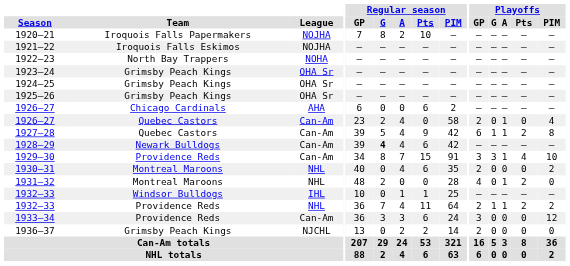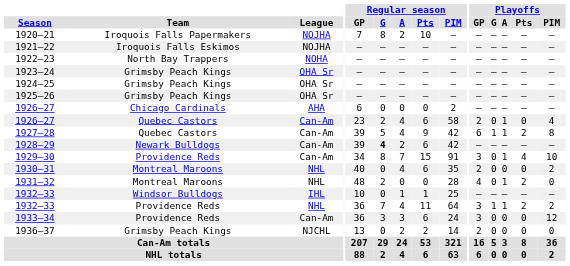(425, 108) 6 -> (425, 108) 0
(425, 120) 0 -> (425, 120) 6
(402, 145) 4 -> (402, 145) 2
(494, 157) 3 -> (494, 157) 0
(479, 206) 2 -> (479, 206) 3
